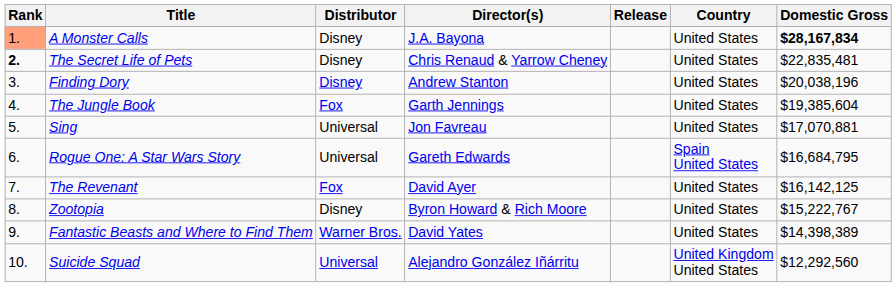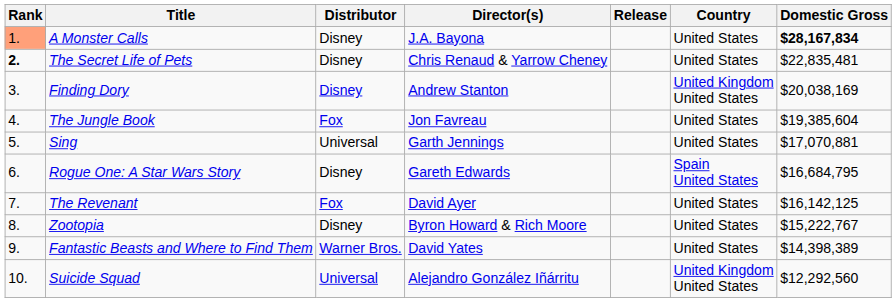(716, 82) United States -> (724, 90) United Kingdom United States
(819, 82) $20,038,196 -> (819, 90) $20,038,169
(456, 104) Garth Jennings -> (447, 120) Jon Favreau
(447, 127) Jon Favreau -> (456, 143) Garth Jennings
(349, 157) Universal -> (341, 173) Disney
